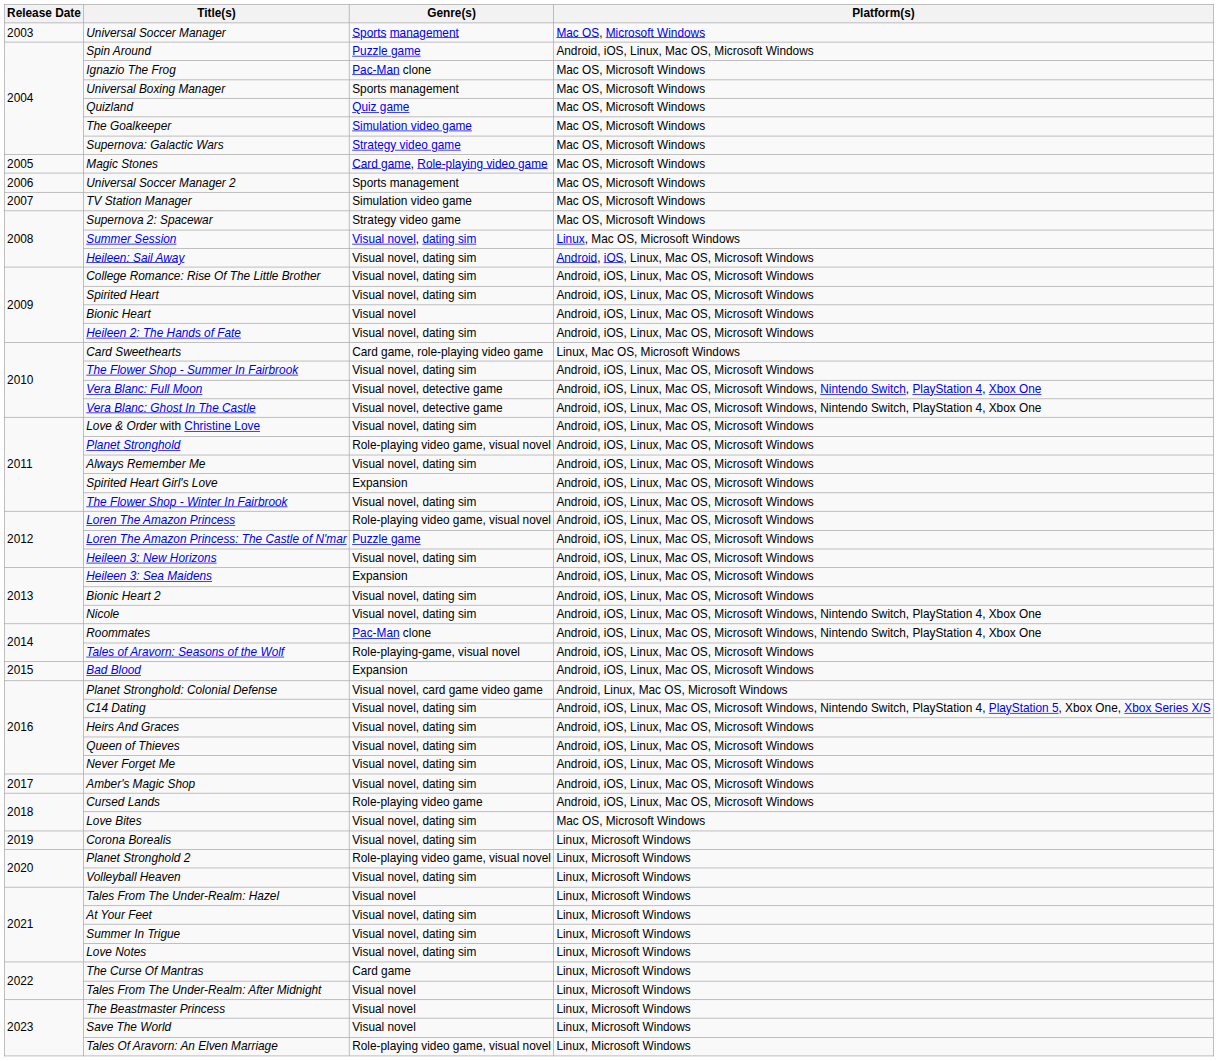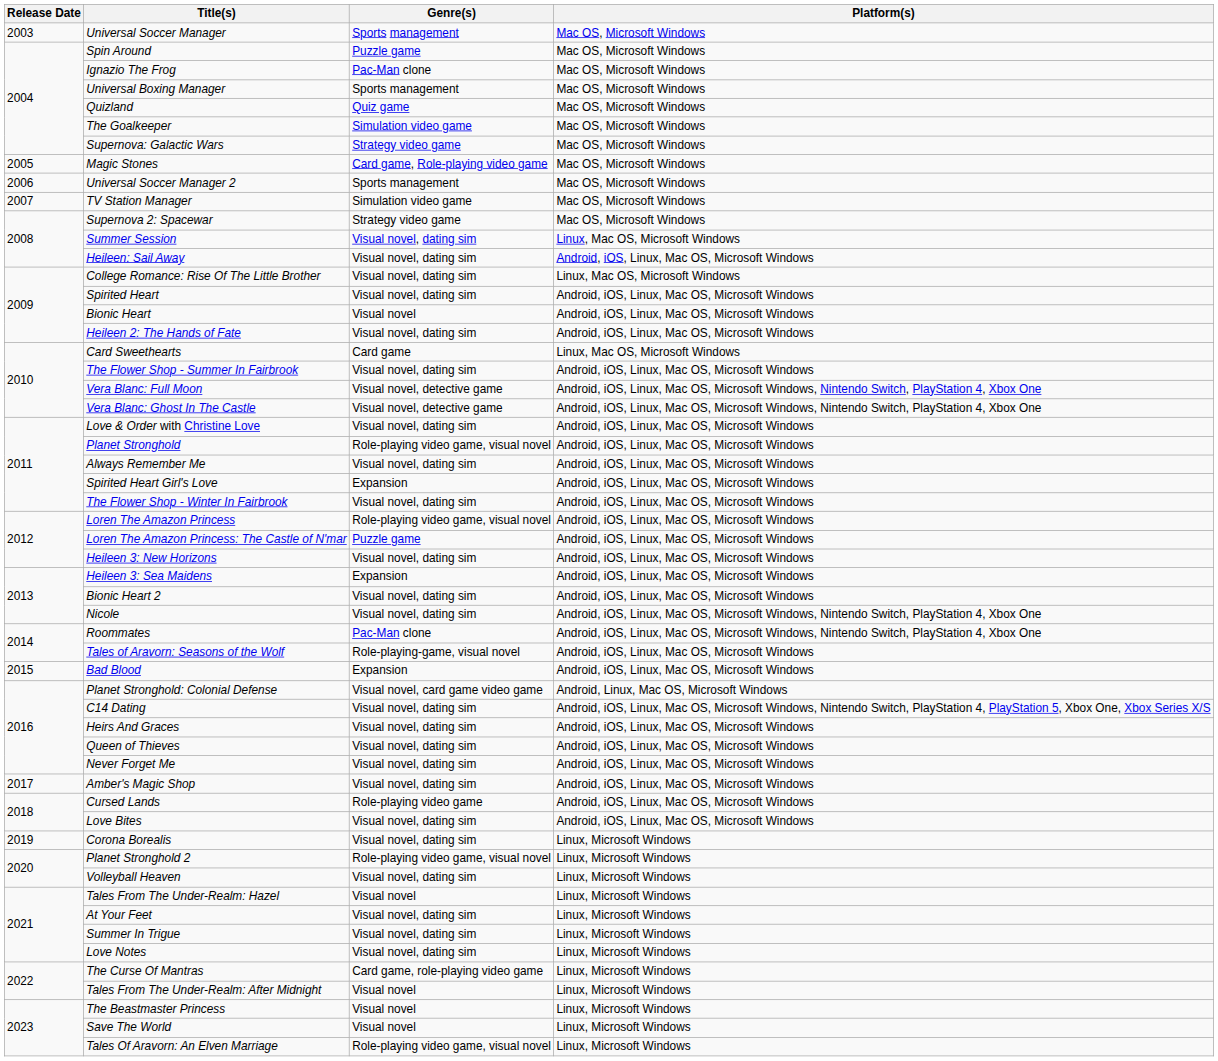(685, 51) Android, iOS, Linux, Mac OS, Microsoft Windows -> (631, 51) Mac OS, Microsoft Windows
(685, 276) Android, iOS, Linux, Mac OS, Microsoft Windows -> (648, 276) Linux, Mac OS, Microsoft Windows
(448, 351) Card game, role-playing video game -> (381, 351) Card game
(631, 821) Mac OS, Microsoft Windows -> (685, 821) Android, iOS, Linux, Mac OS, Microsoft Windows
(381, 971) Card game -> (448, 971) Card game, role-playing video game
